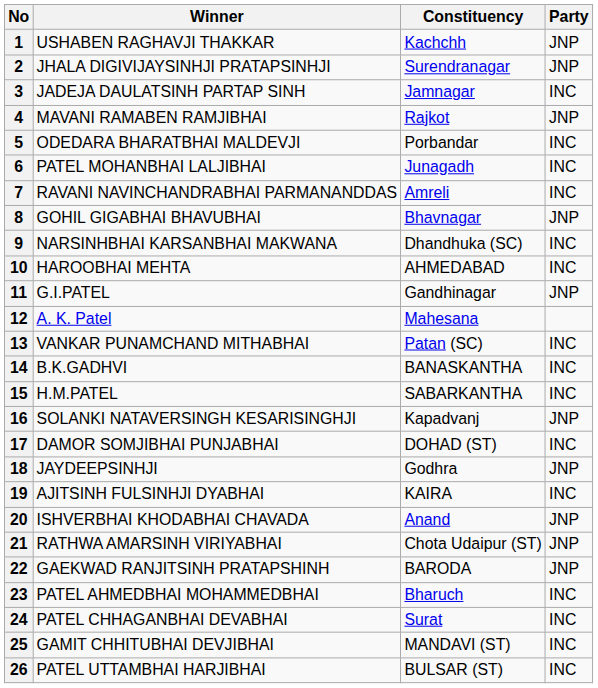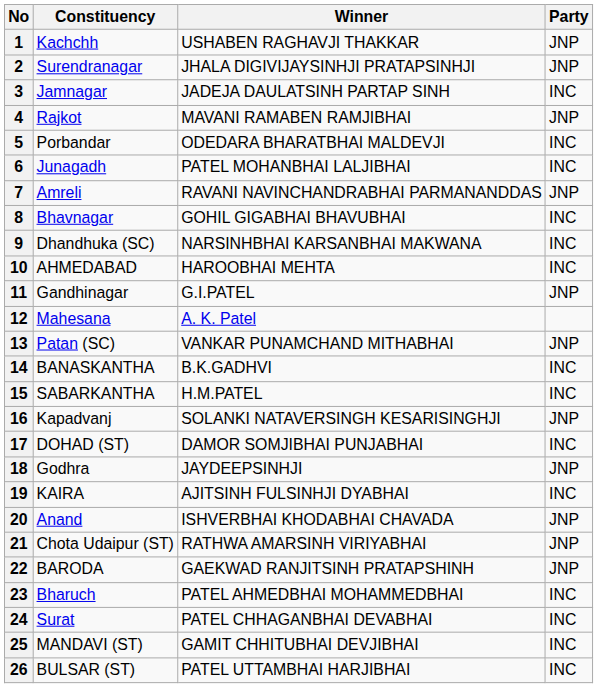columns swapped: (473, 17) <-> (217, 17)
(563, 192) INC -> (564, 192) JNP
(564, 218) JNP -> (563, 218) INC
(563, 343) INC -> (564, 343) JNP
